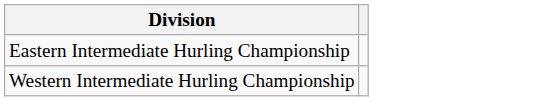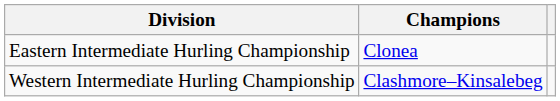+ column: (453, 19)
